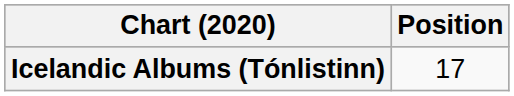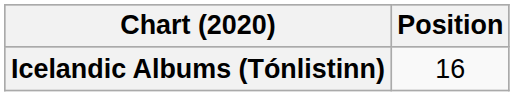(450, 68) 17 -> (450, 68) 16
